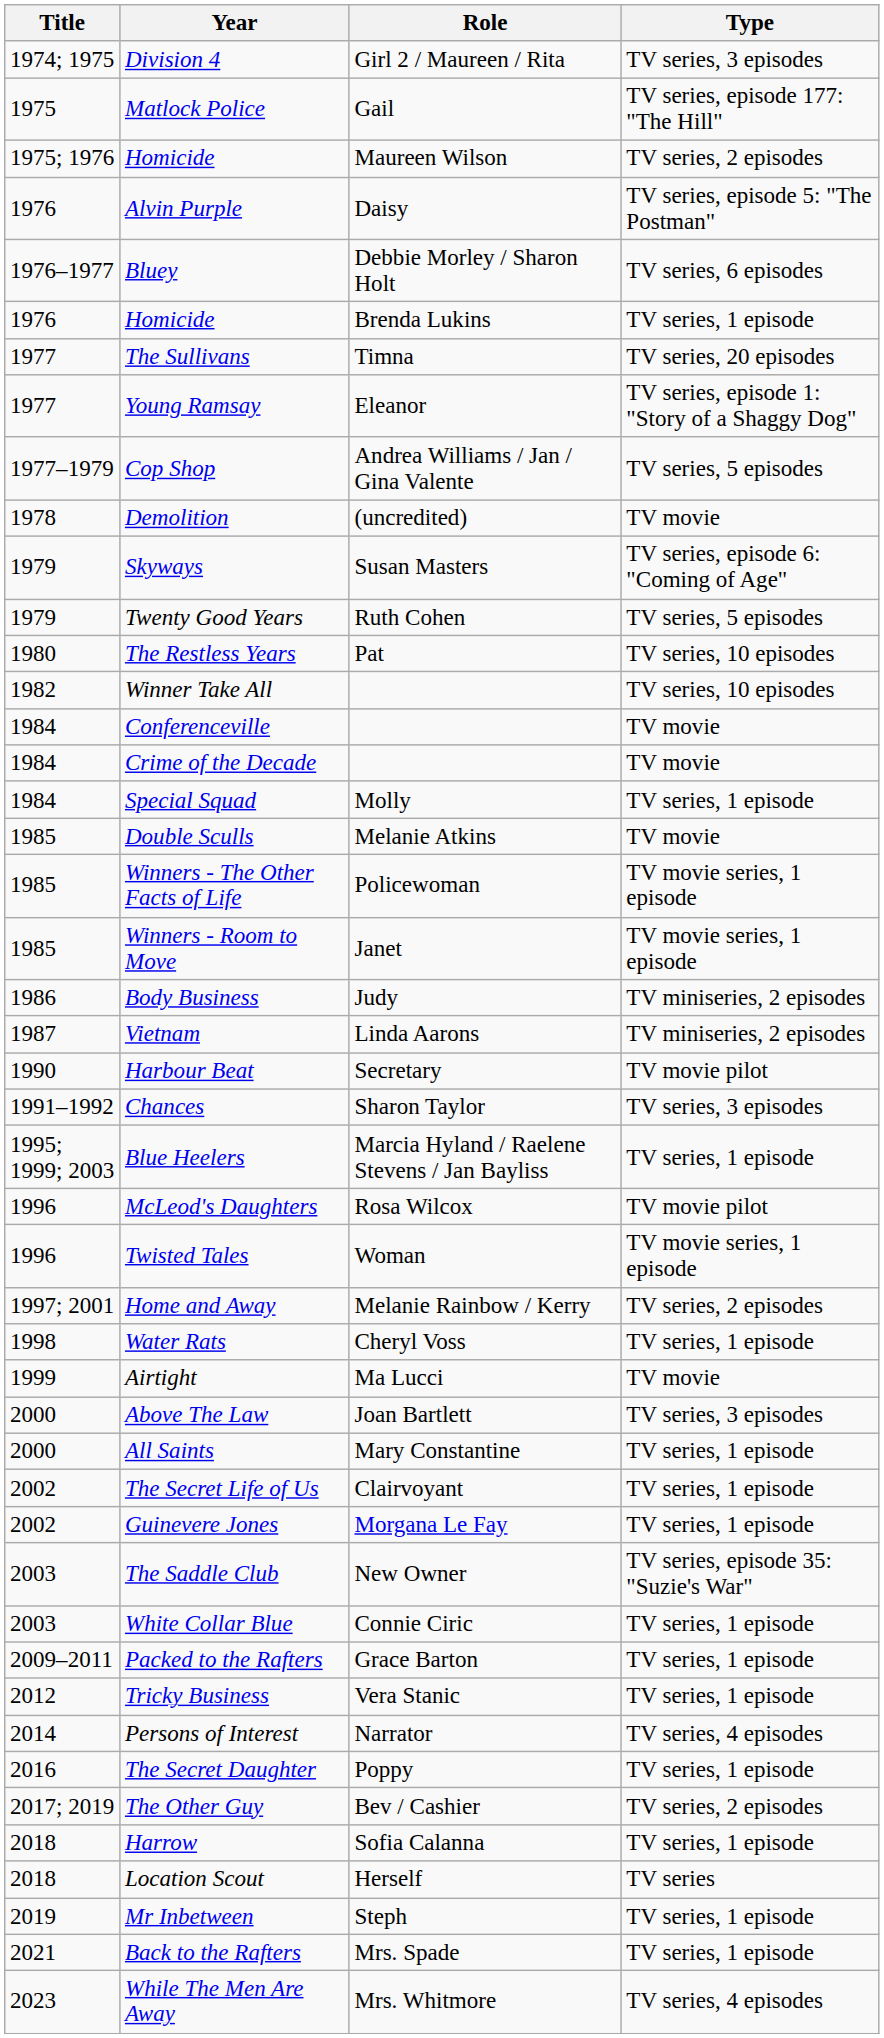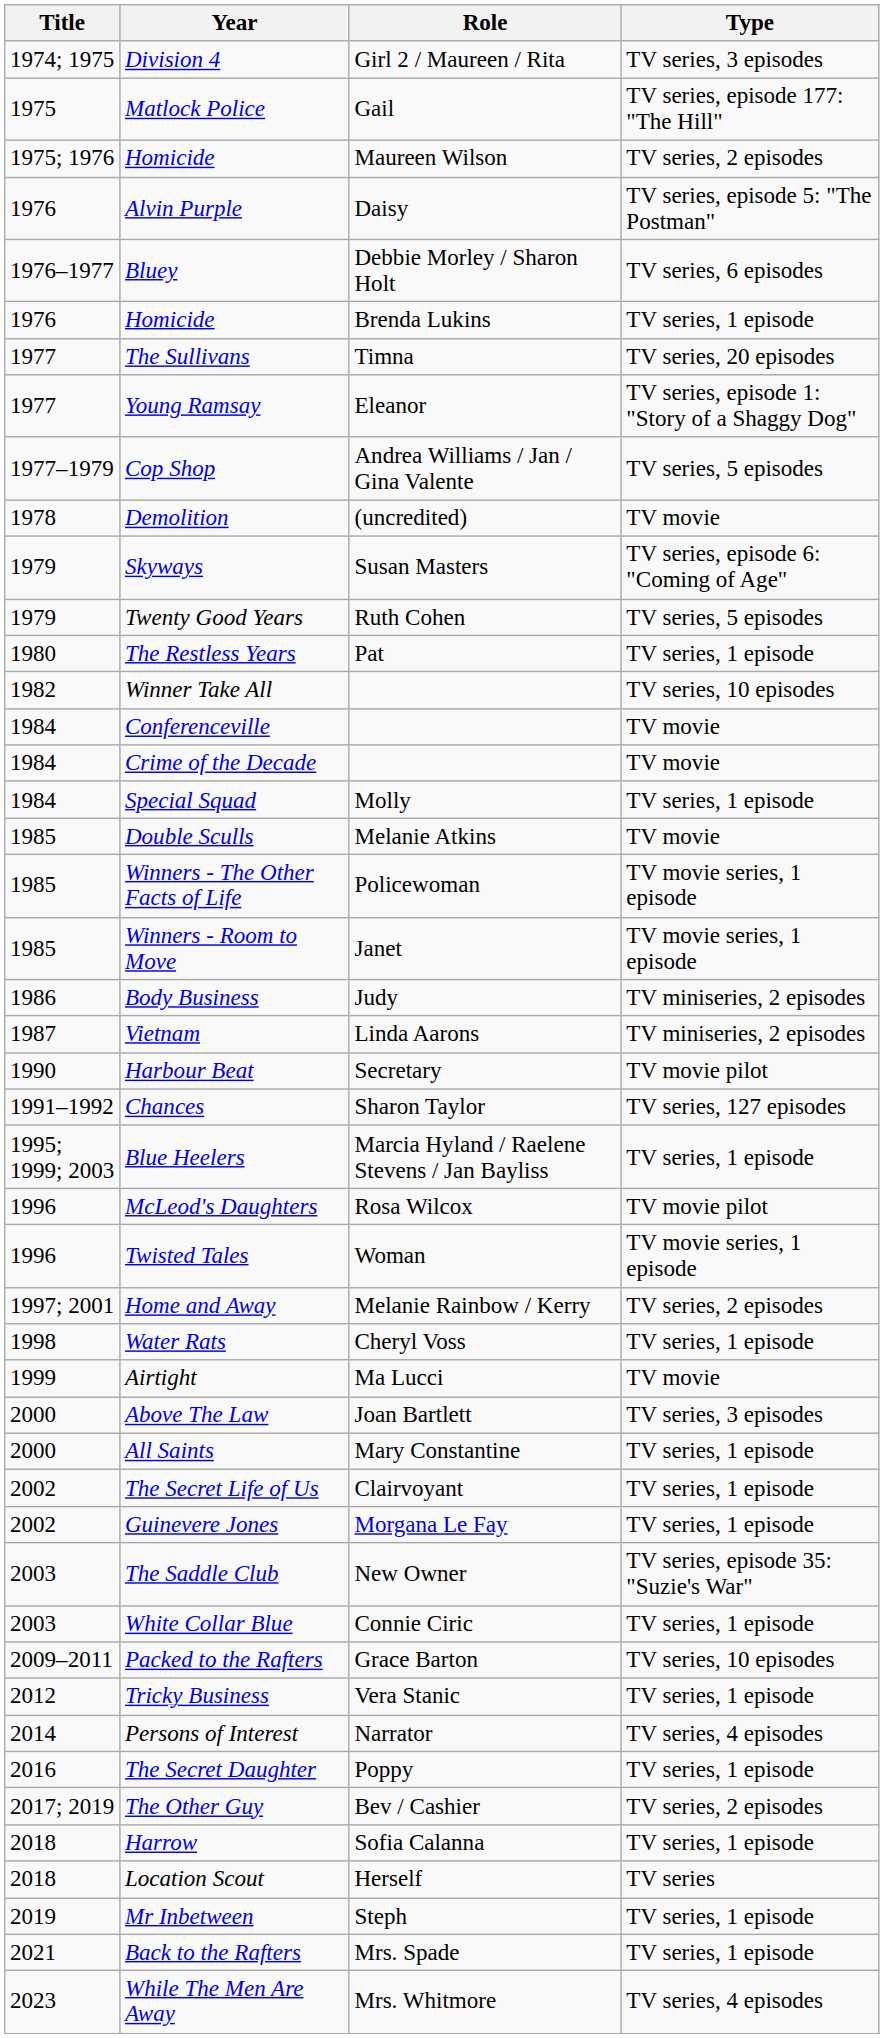(730, 653) TV series, 10 episodes -> (720, 653) TV series, 1 episode
(725, 1107) TV series, 3 episodes -> (736, 1107) TV series, 127 episodes
(720, 1659) TV series, 1 episode -> (730, 1659) TV series, 10 episodes
